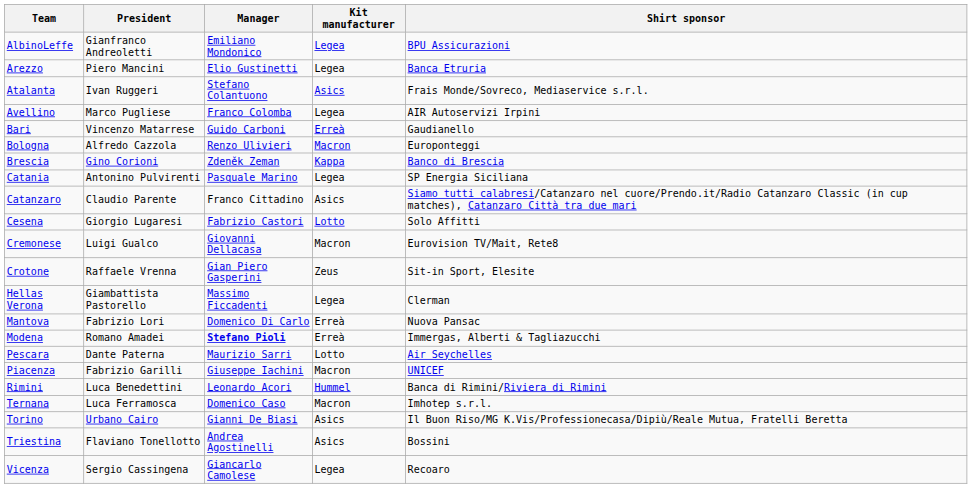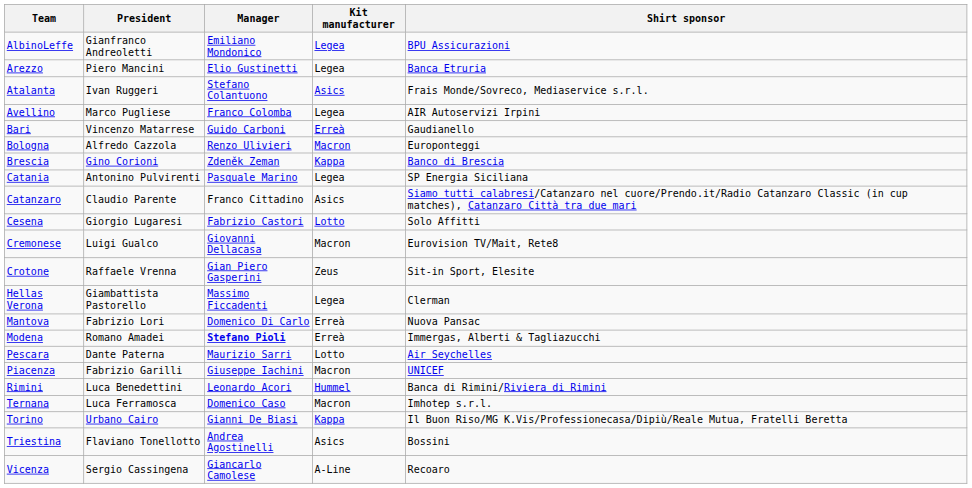(330, 420) Asics -> (330, 420) Kappa
(330, 470) Legea -> (333, 470) A-Line
